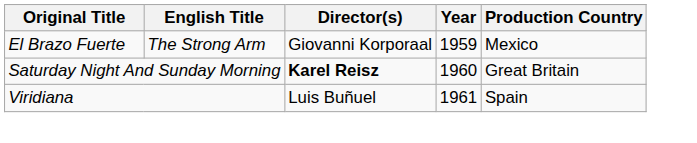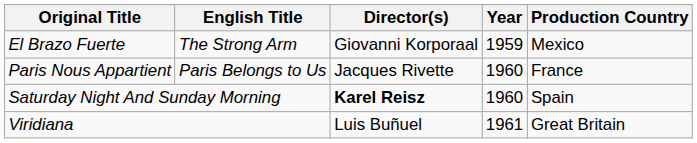+ row: (90, 71)
(532, 71) Great Britain -> (552, 97) Spain
(506, 97) Spain -> (578, 124) Great Britain
